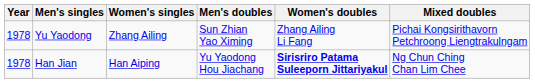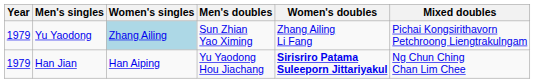(19, 35) 1978 -> (19, 35) 1979
(138, 35) no background -> (138, 35) lightblue background
(19, 64) 1978 -> (19, 64) 1979
